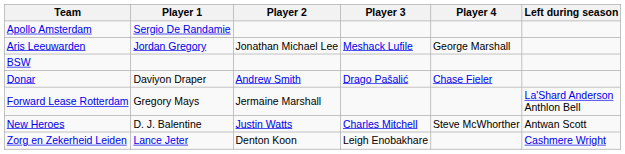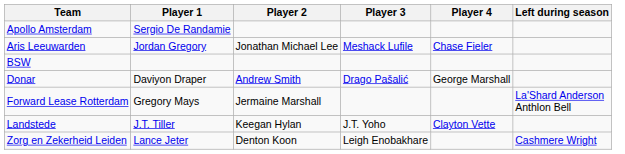(472, 46) George Marshall -> (463, 46) Chase Fieler
(463, 79) Chase Fieler -> (472, 79) George Marshall
+ row: (31, 124)
- row: (36, 124)
